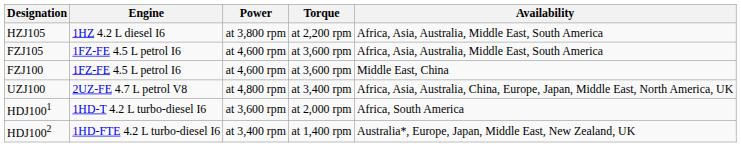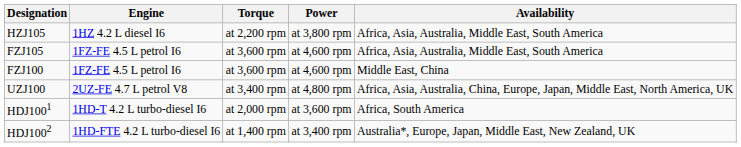columns swapped: (256, 13) <-> (321, 13)
